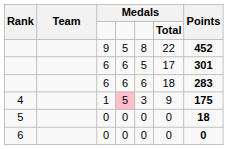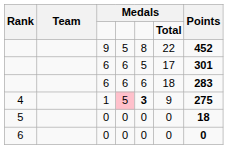(144, 100) normal -> (144, 100) bold
(203, 100) 175 -> (203, 100) 275
